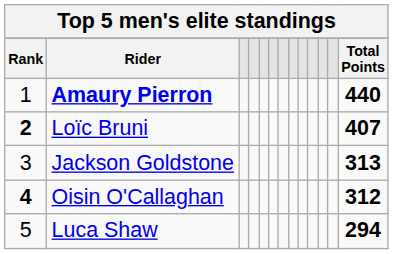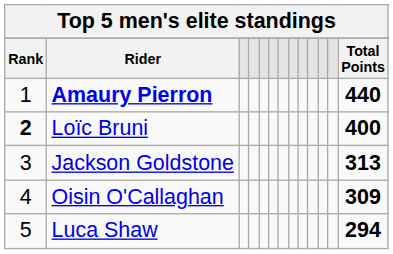(363, 128) 407 -> (363, 128) 400
(26, 196) bold -> (26, 196) normal
(363, 196) 312 -> (363, 196) 309
